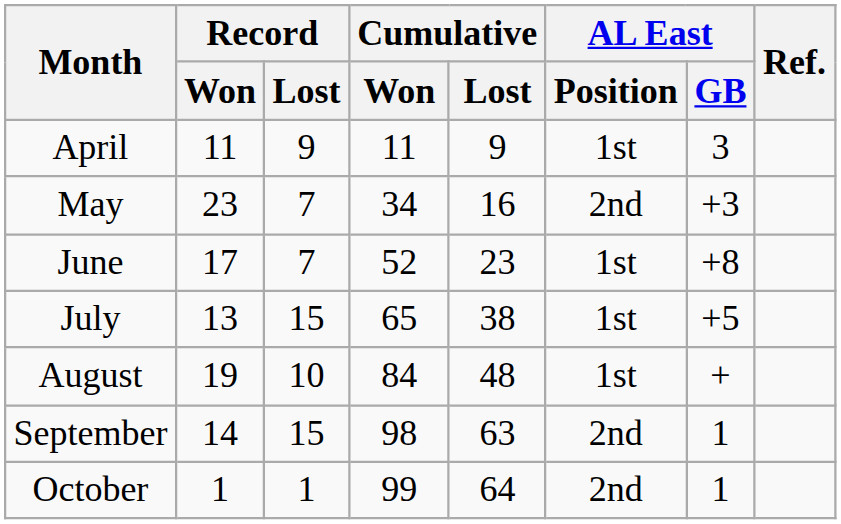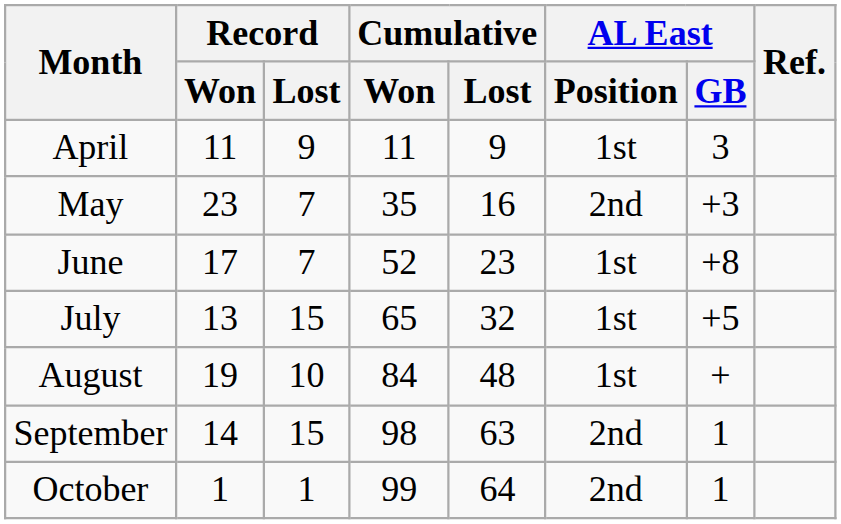(399, 204) 34 -> (399, 204) 35
(497, 318) 38 -> (497, 318) 32
